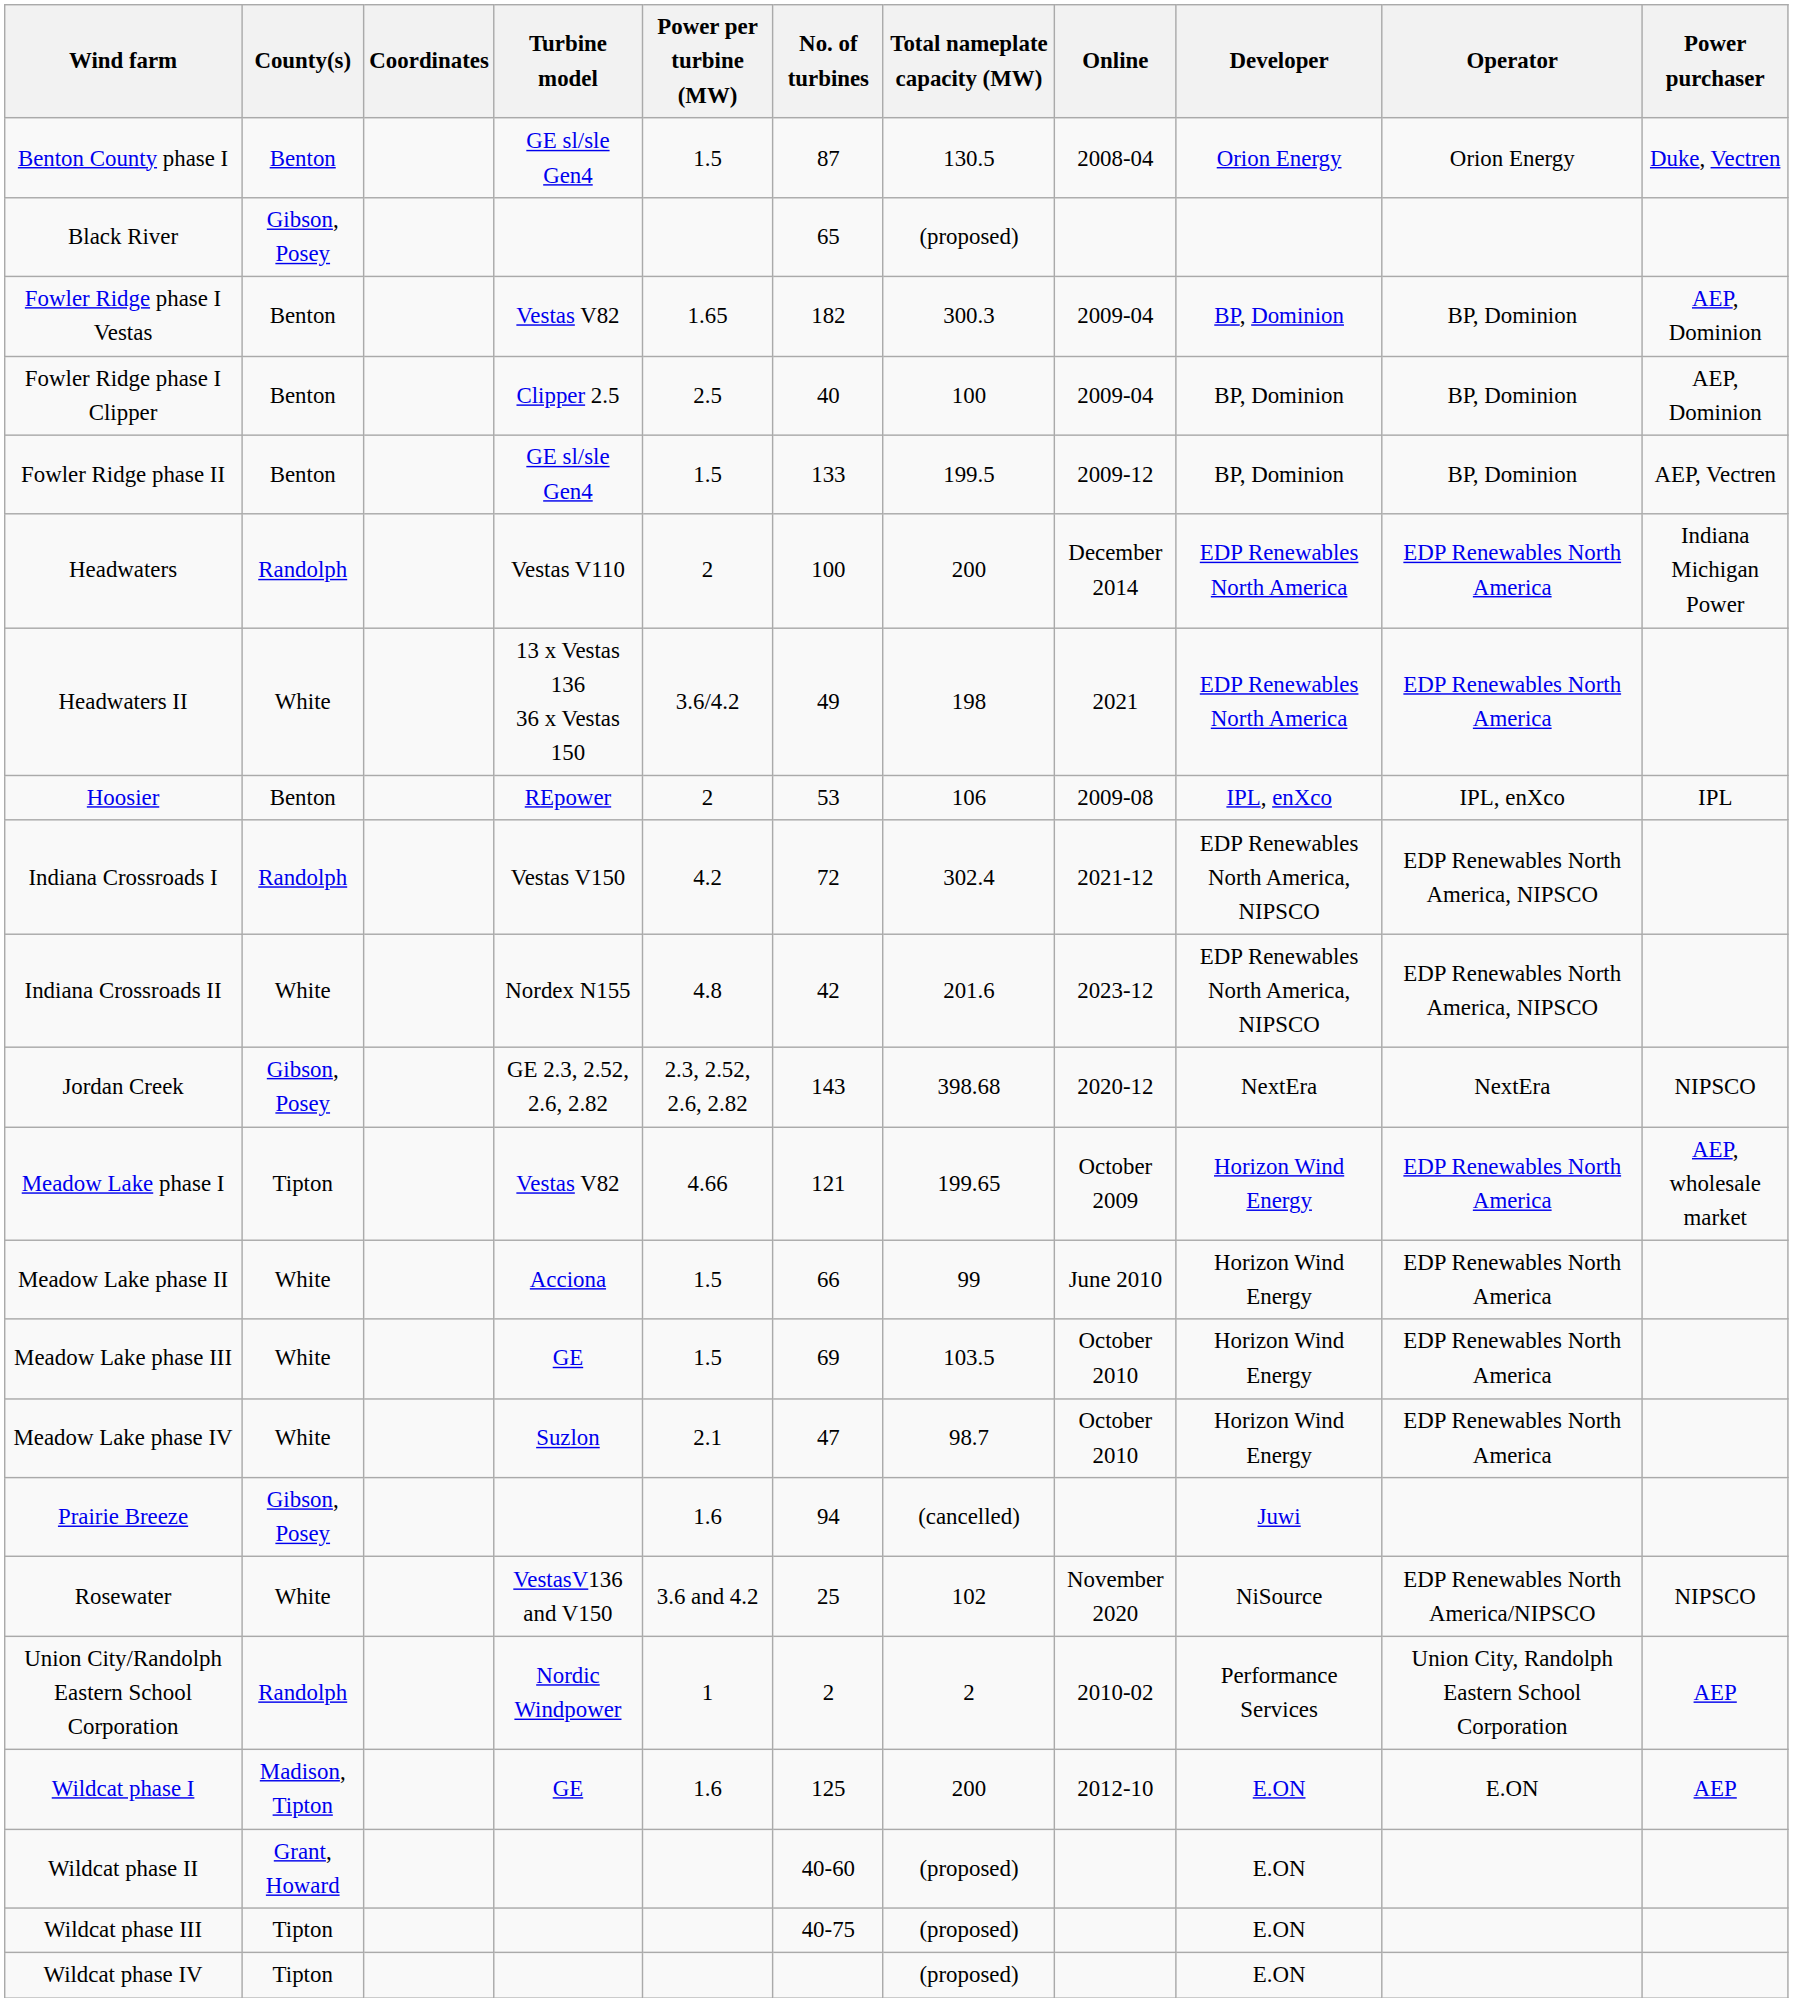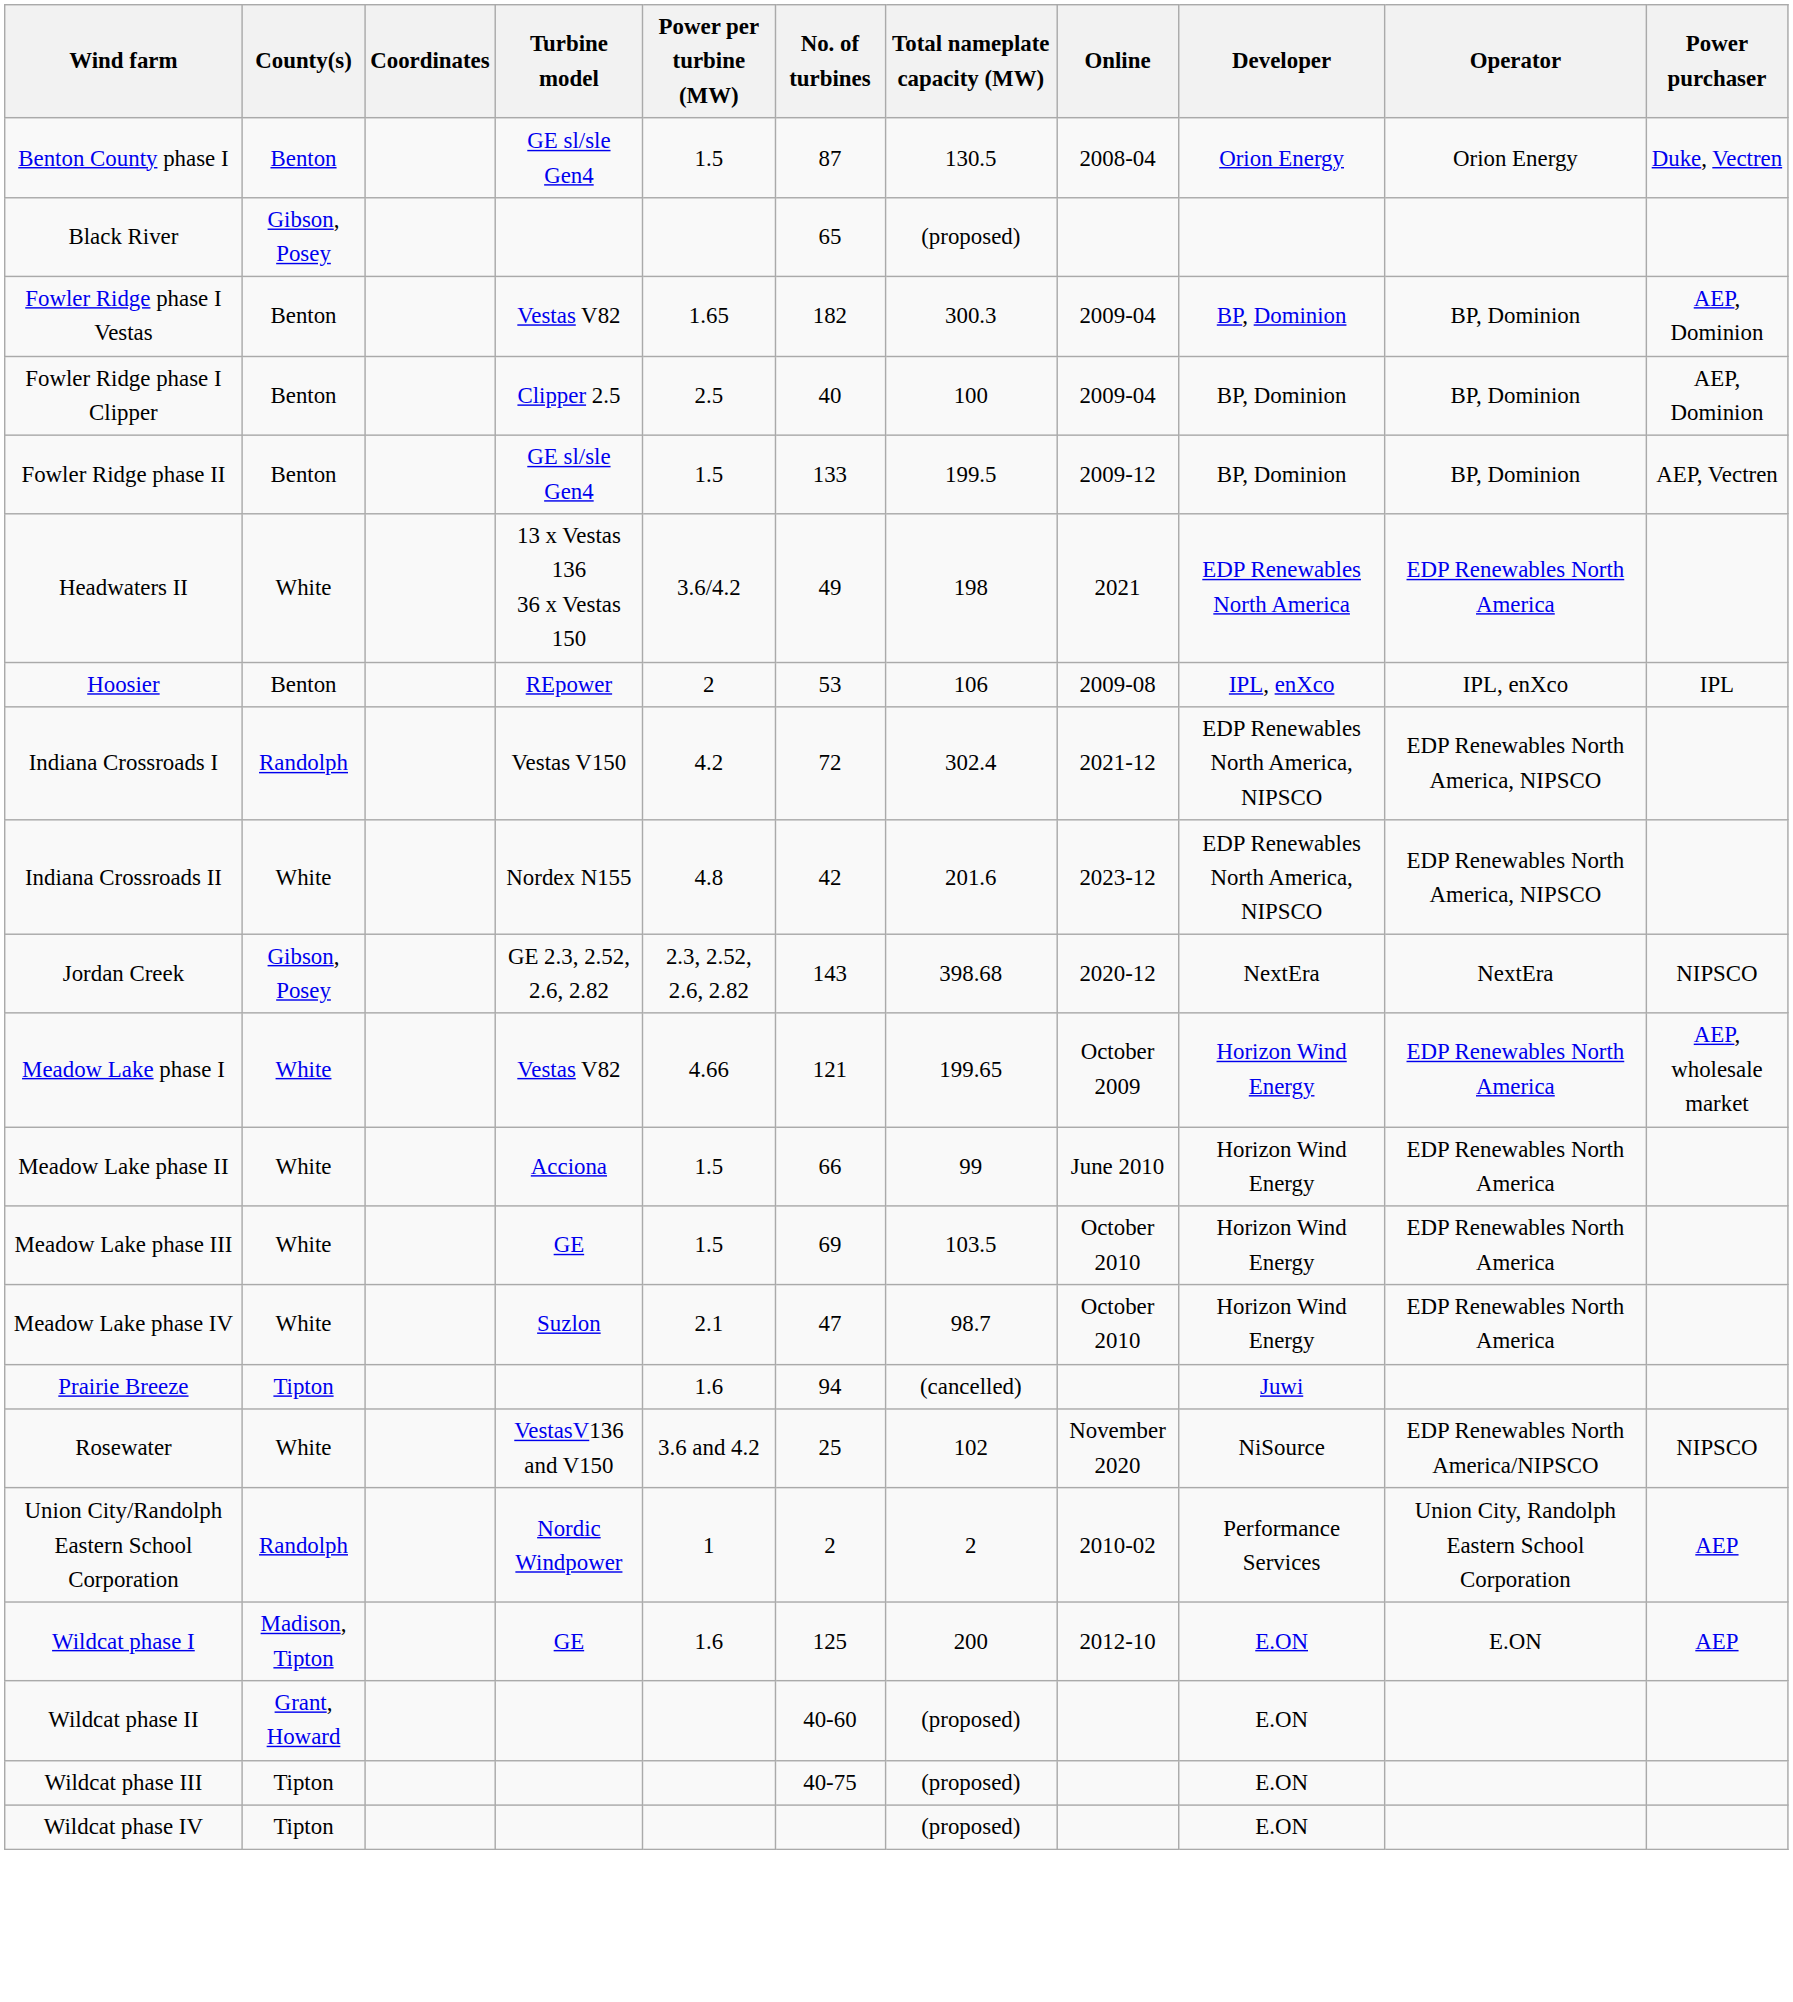- row: (123, 570)
(303, 1183) Tipton -> (304, 1069) White
(303, 1516) Gibson, Posey -> (304, 1386) Tipton
